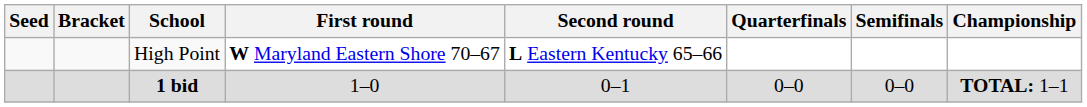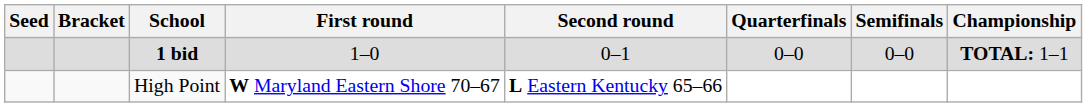rows swapped: (177, 53) <-> (177, 86)
